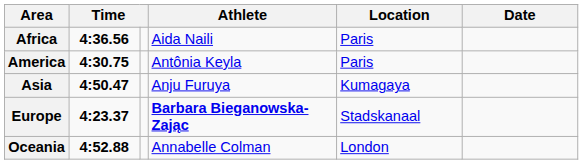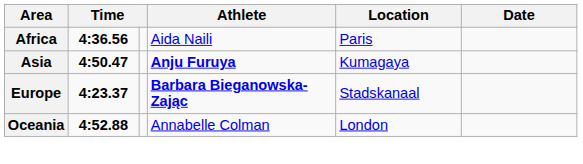- row: (37, 62)
(191, 85) normal -> (193, 62) bold
